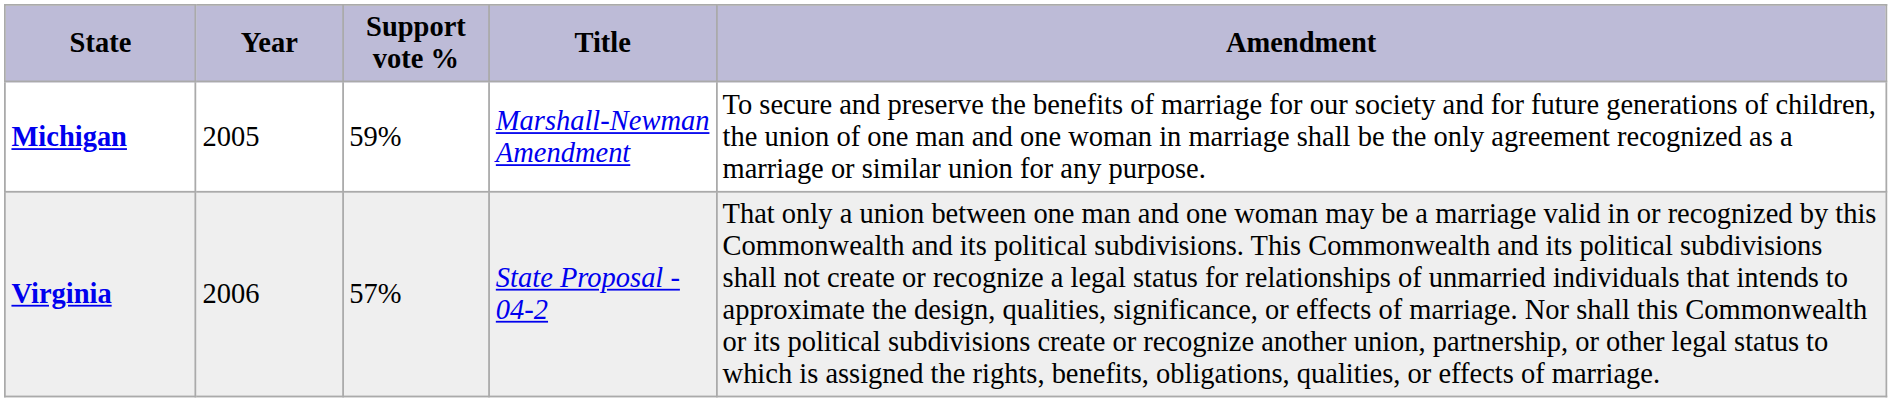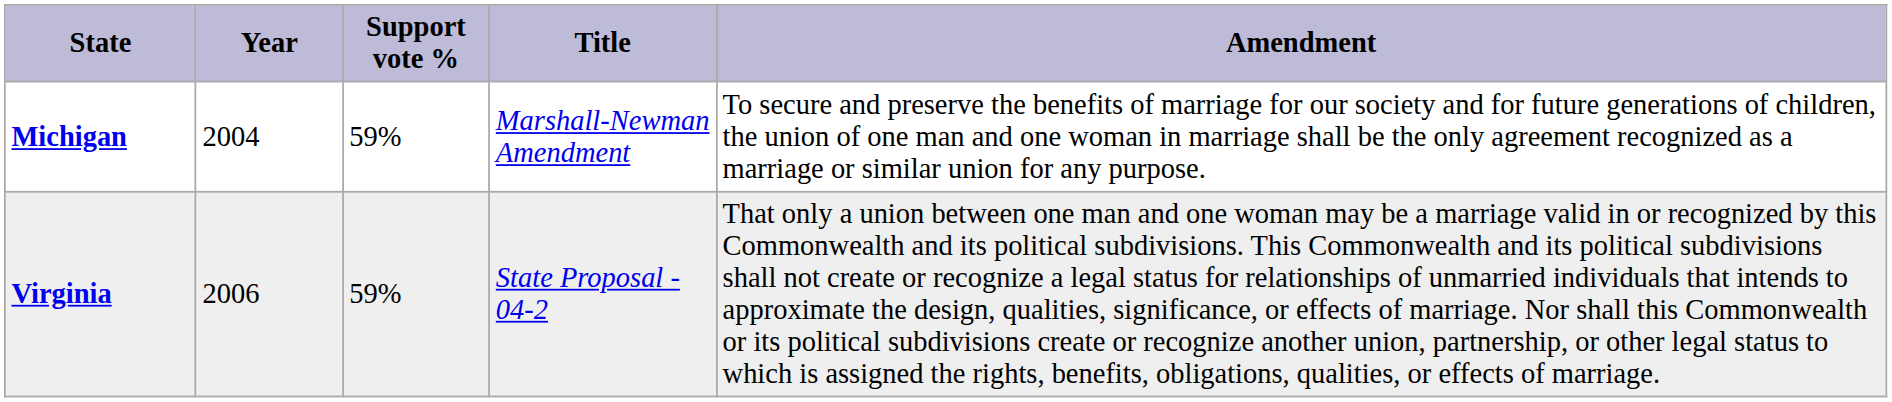(231, 136) 2005 -> (231, 136) 2004
(375, 293) 57% -> (375, 293) 59%
